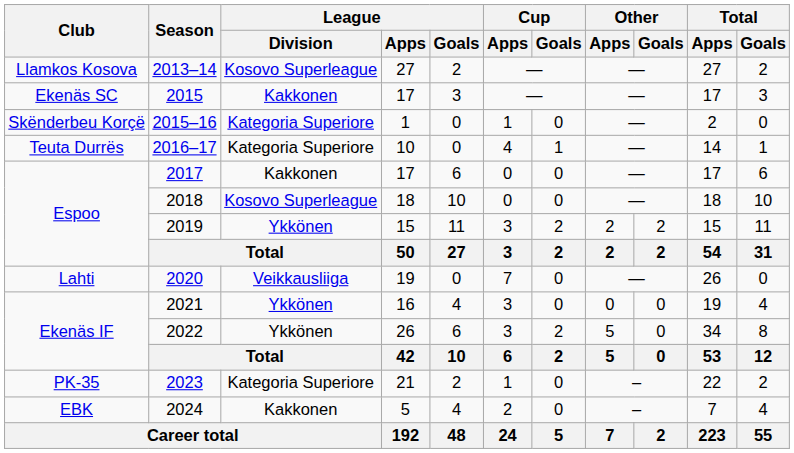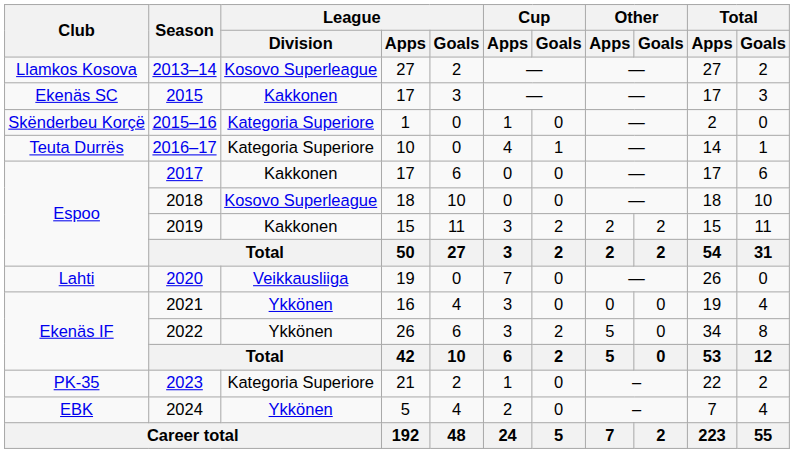(301, 226) Ykkönen -> (301, 226) Kakkonen
(301, 409) Kakkonen -> (301, 409) Ykkönen
